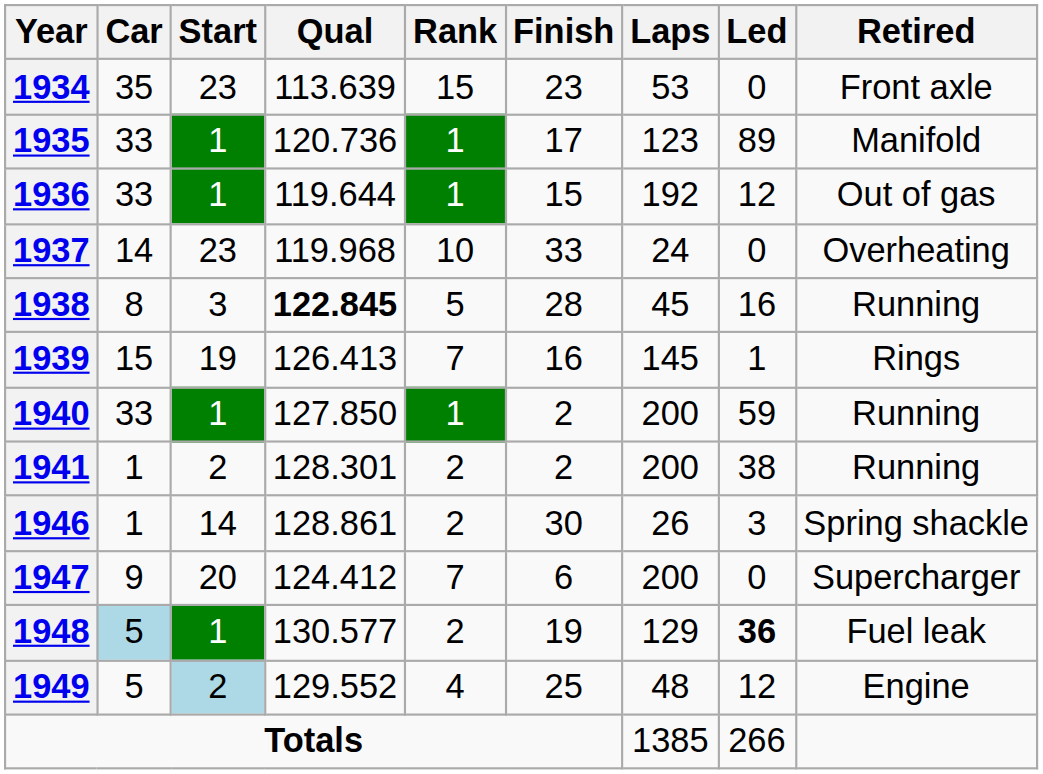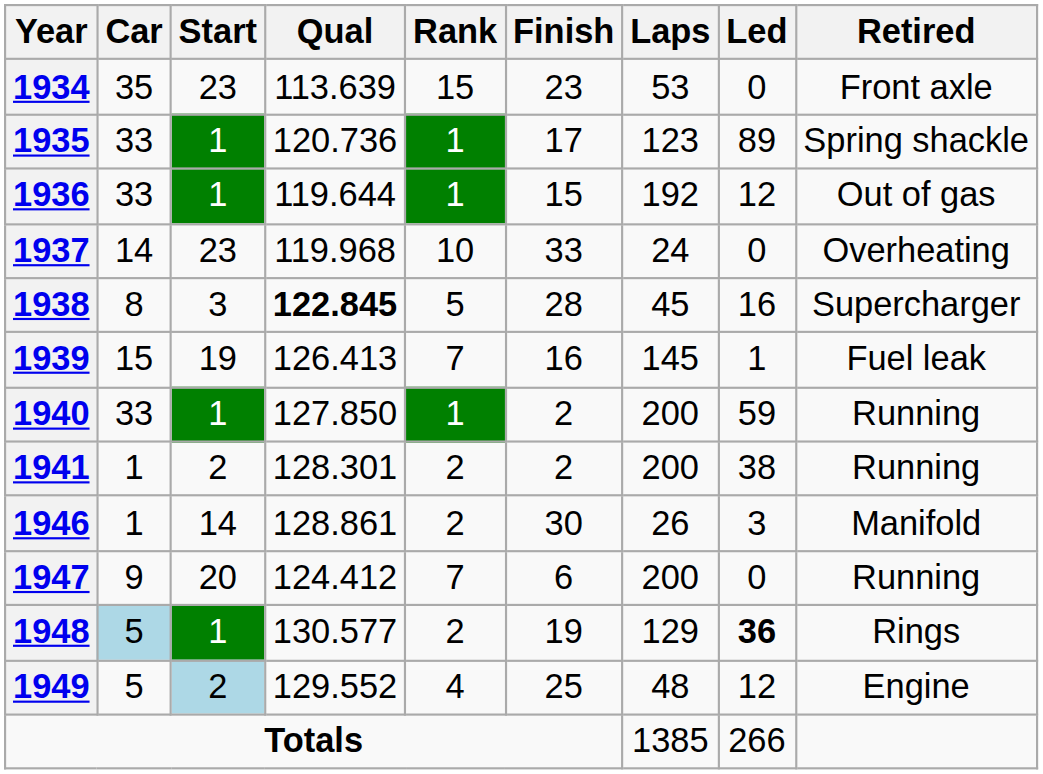(916, 140) Manifold -> (916, 140) Spring shackle
(916, 304) Running -> (916, 304) Supercharger
(916, 359) Rings -> (916, 359) Fuel leak
(916, 522) Spring shackle -> (916, 522) Manifold
(916, 577) Supercharger -> (916, 577) Running
(916, 631) Fuel leak -> (916, 631) Rings
